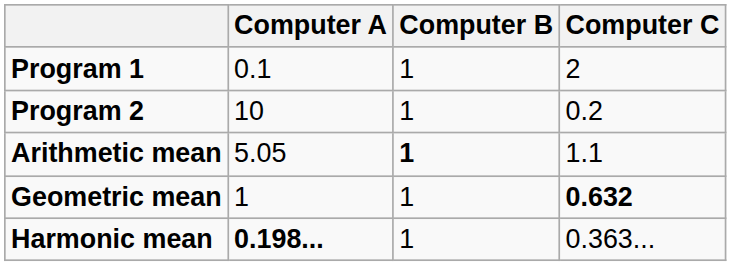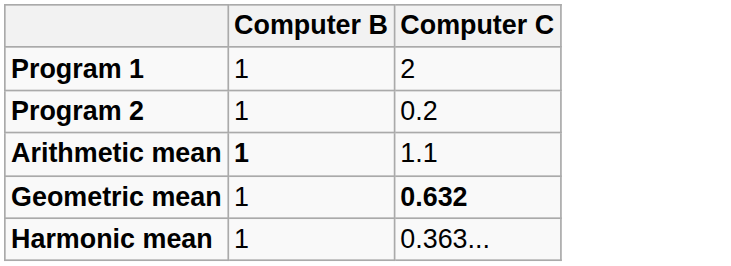- column: (310, 25)
